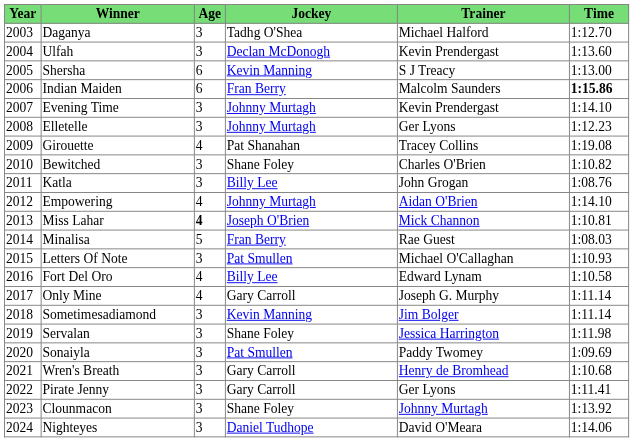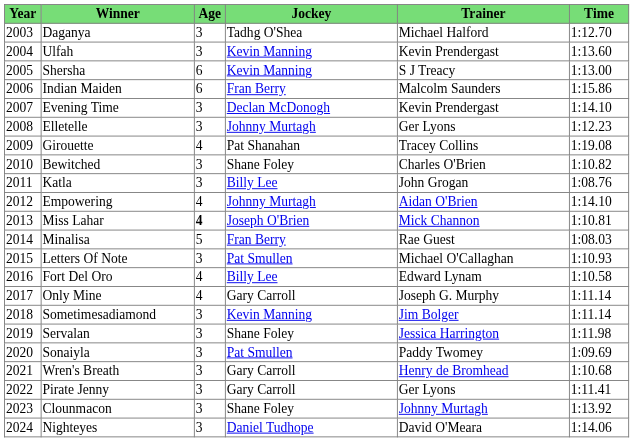(278, 51) Declan McDonogh -> (269, 51) Kevin Manning
(592, 89) bold -> (591, 89) normal
(271, 107) Johnny Murtagh -> (278, 107) Declan McDonogh
